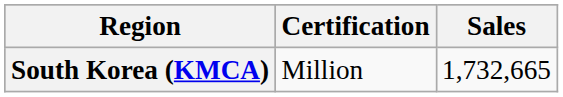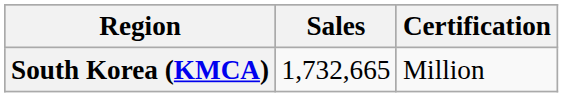columns swapped: (356, 26) <-> (497, 26)
